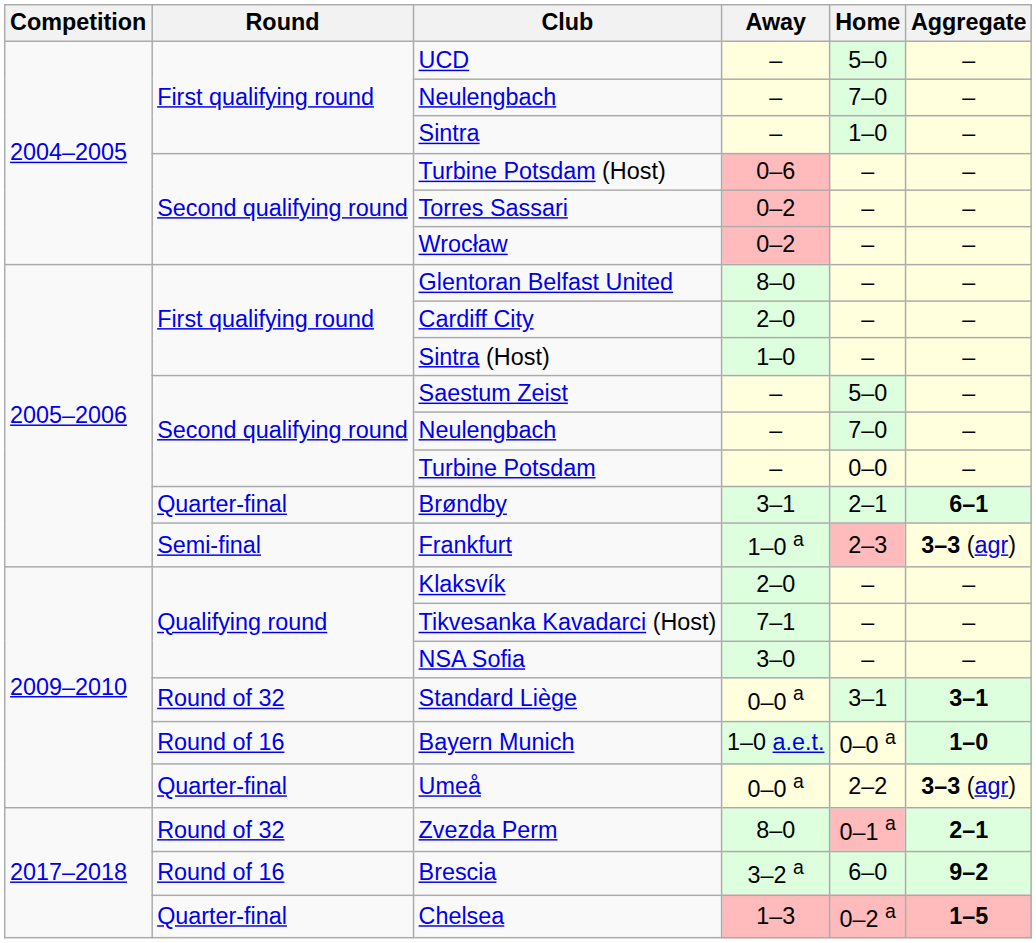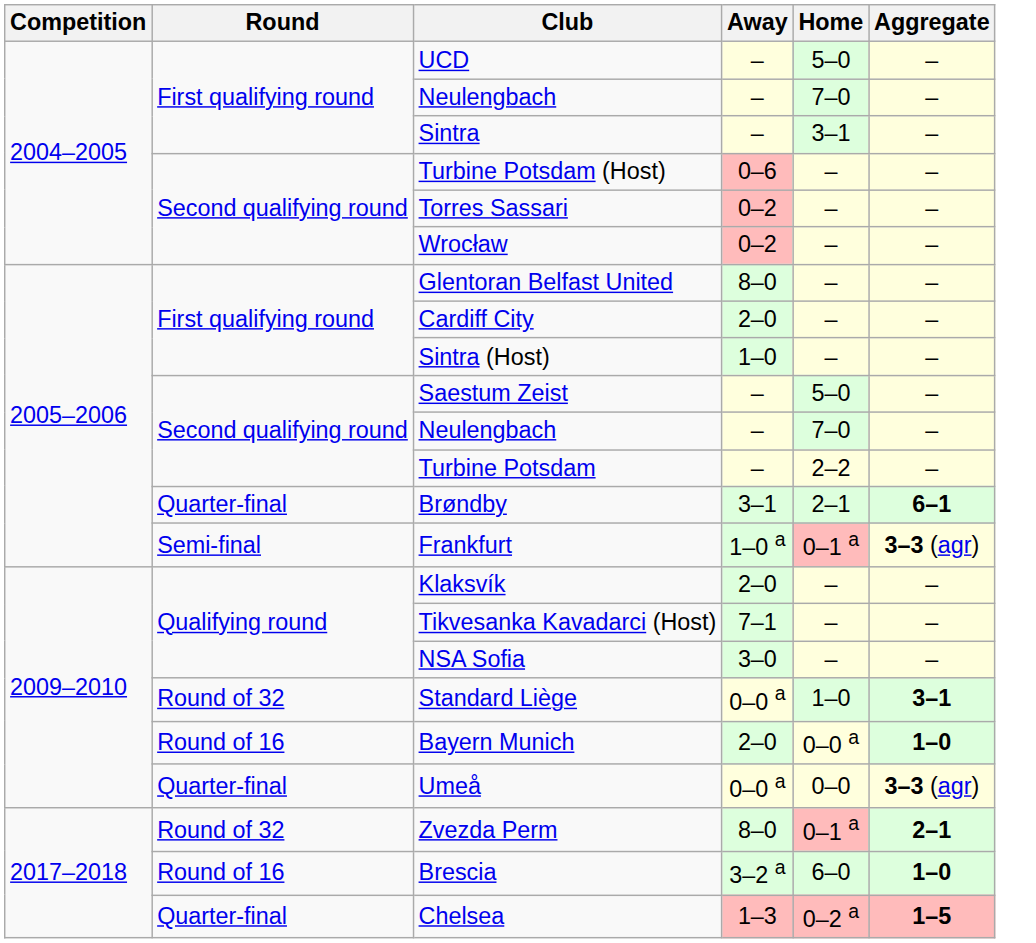(868, 134) 1–0 -> (831, 134) 3–1
(868, 467) 0–0 -> (831, 467) 2–2
(868, 544) 2–3 -> (831, 544) 0–1 a
(868, 699) 3–1 -> (831, 699) 1–0
(776, 742) 1–0 a.e.t. -> (757, 742) 2–0
(868, 786) 2–2 -> (831, 786) 0–0
(969, 872) 9–2 -> (932, 872) 1–0
